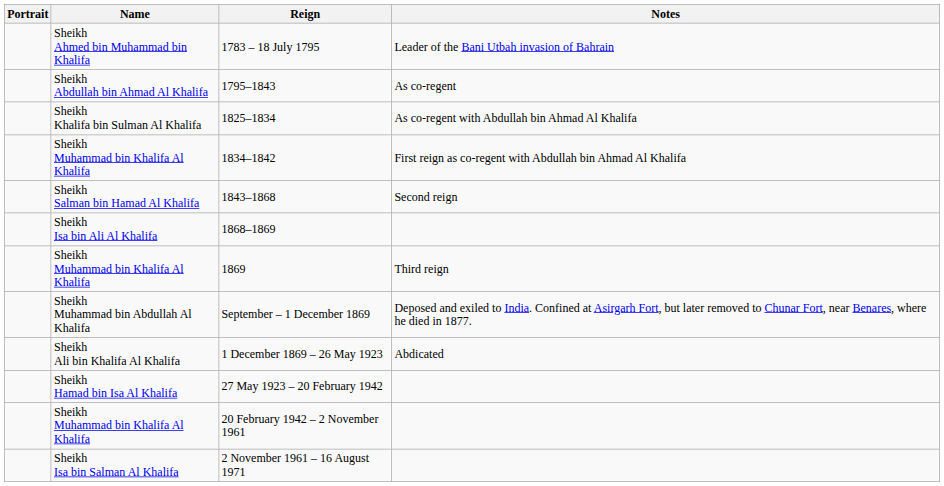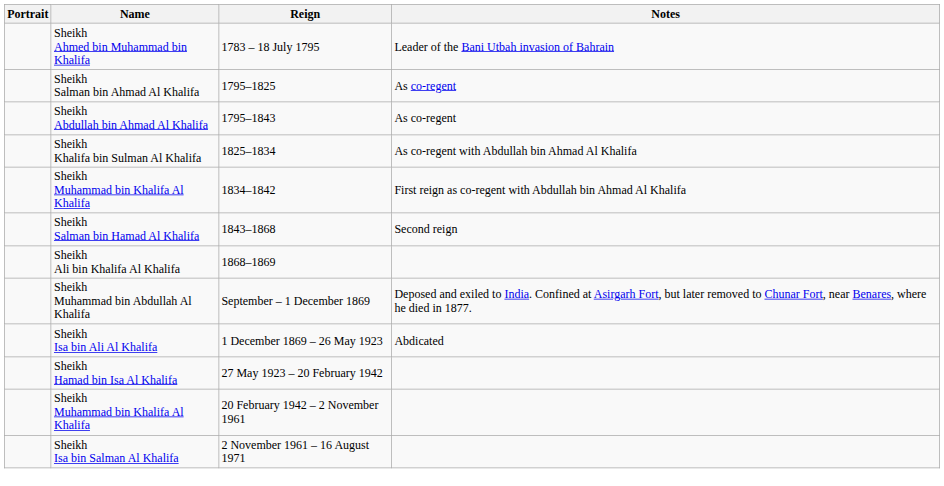+ row: (248, 85)
(106, 229) Sheikh Isa bin Ali Al Khalifa -> (117, 261) Sheikh Ali bin Khalifa Al Khalifa
- row: (233, 268)
(117, 354) Sheikh Ali bin Khalifa Al Khalifa -> (106, 340) Sheikh Isa bin Ali Al Khalifa
